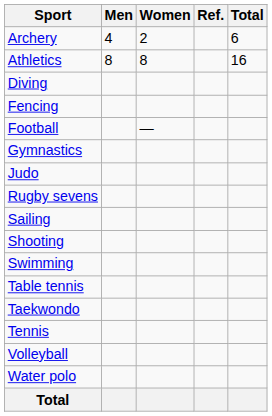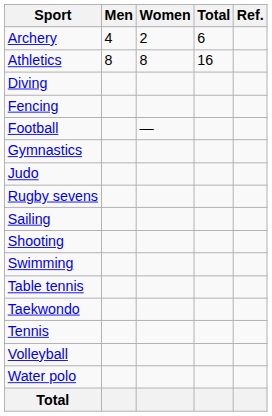columns swapped: (247, 15) <-> (211, 15)
